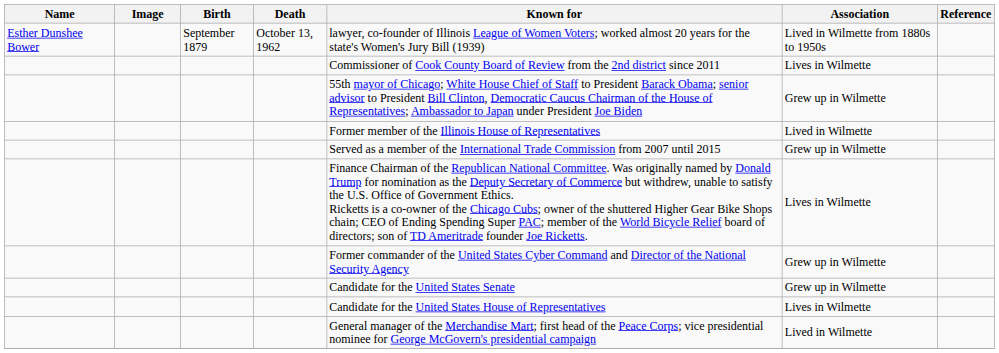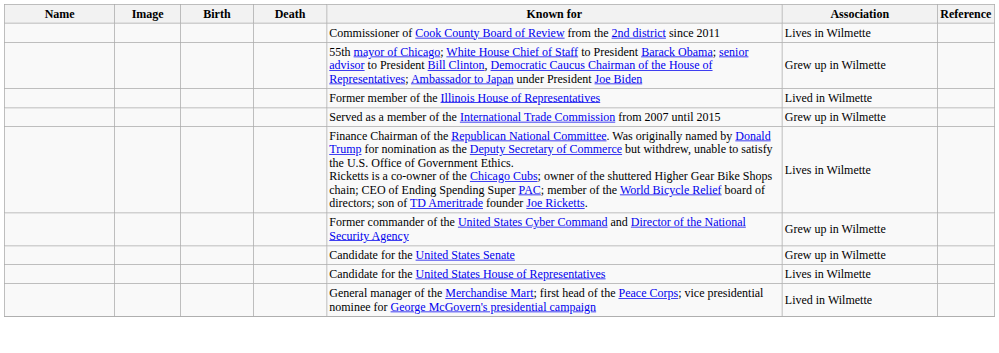- row: (45, 39)
